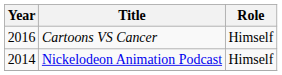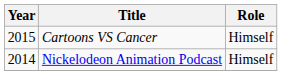(22, 37) 2016 -> (22, 37) 2015
